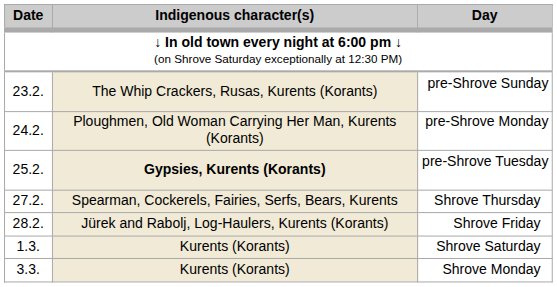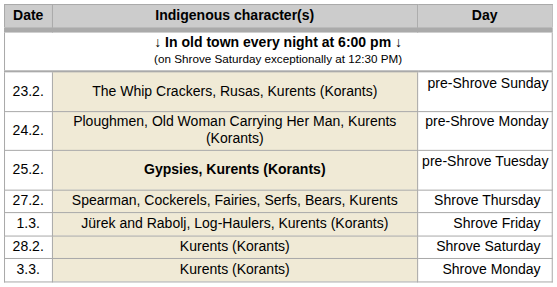(28, 223) 28.2. -> (28, 223) 1.3.
(28, 246) 1.3. -> (28, 246) 28.2.
